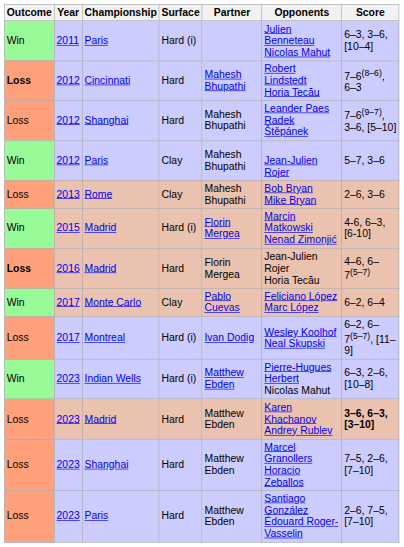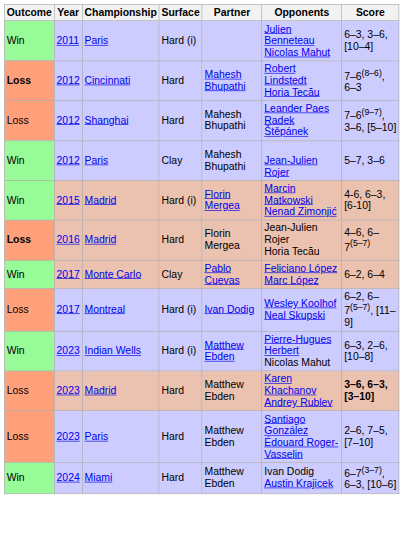- row: (68, 194)
- row: (68, 465)
+ row: (68, 478)
